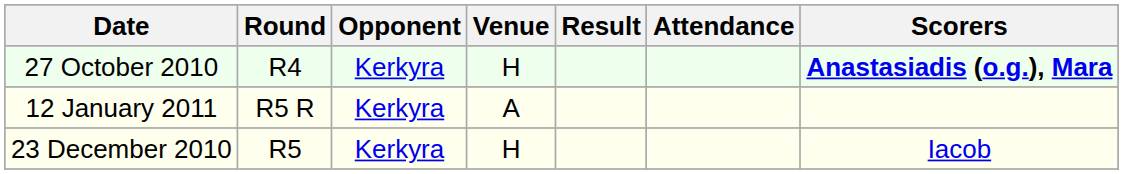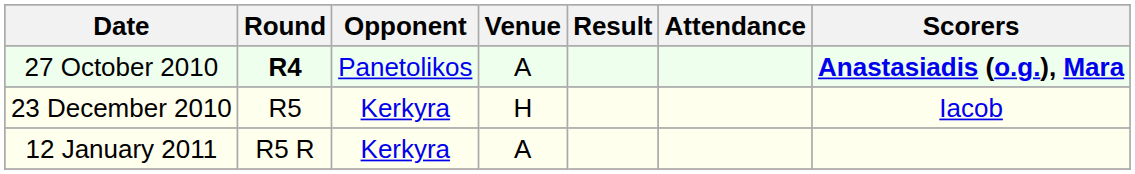(285, 67) normal -> (285, 67) bold
(399, 67) Kerkyra -> (405, 67) Panetolikos
(511, 67) H -> (523, 67) A
rows swapped: (121, 149) <-> (121, 108)
